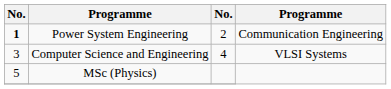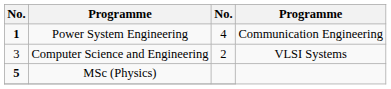(223, 34) 2 -> (223, 34) 4
(223, 53) 4 -> (223, 53) 2
(16, 73) normal -> (16, 73) bold
